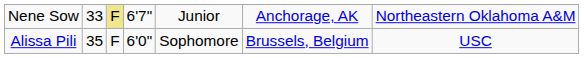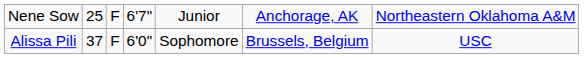(95, 16) 33 -> (95, 16) 25
(115, 16) khaki background -> (115, 16) no background
(95, 41) 35 -> (95, 41) 37
